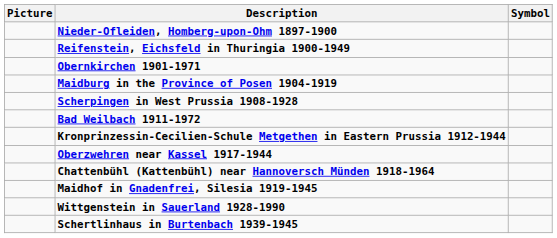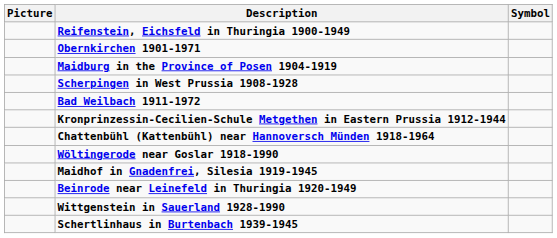- row: (197, 31)
- row: (165, 154)
+ row: (168, 154)
+ row: (207, 189)
